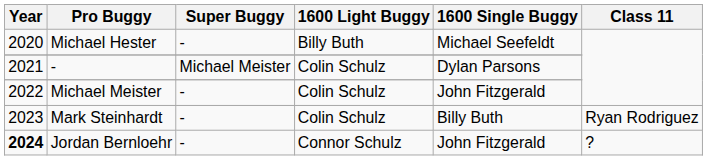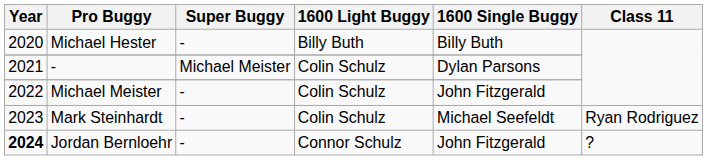(496, 42) Michael Seefeldt -> (470, 42) Billy Buth
(470, 117) Billy Buth -> (496, 117) Michael Seefeldt
